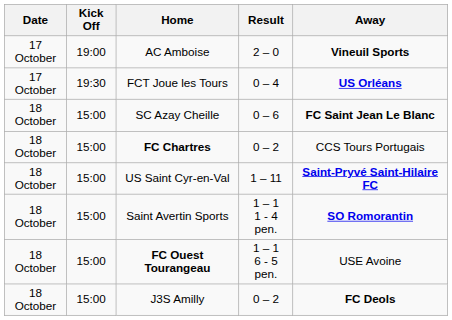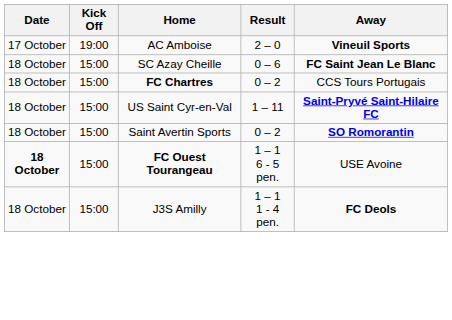- row: (177, 83)
(266, 216) 1 – 1 1 - 4 pen. -> (268, 132) 0 – 2
(35, 261) normal -> (37, 164) bold
(266, 299) 0 – 2 -> (268, 209) 1 – 1 1 - 4 pen.
